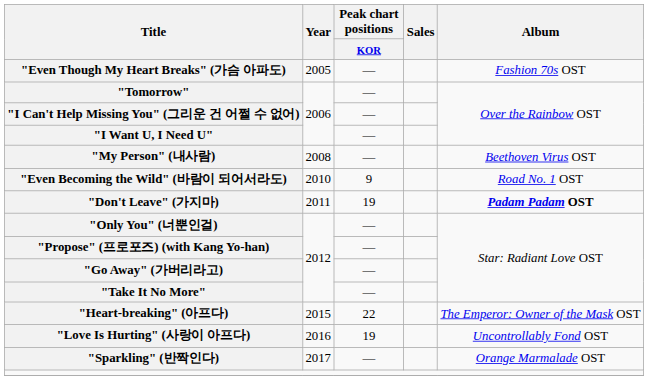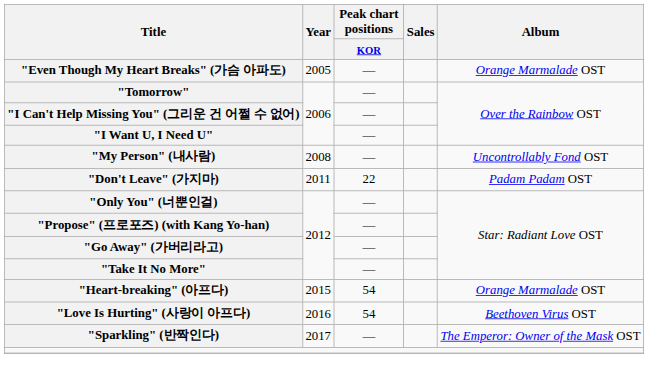(540, 70) Fashion 70s OST -> (540, 70) Orange Marmalade OST
(540, 156) Beethoven Virus OST -> (540, 156) Uncontrollably Fond OST
- row: (153, 179)
(369, 202) 19 -> (369, 179) 22
(540, 202) bold -> (540, 179) normal
(369, 313) 22 -> (369, 290) 54
(540, 313) The Emperor: Owner of the Mask OST -> (540, 290) Orange Marmalade OST
(369, 336) 19 -> (369, 313) 54
(540, 336) Uncontrollably Fond OST -> (540, 313) Beethoven Virus OST
(540, 358) Orange Marmalade OST -> (540, 336) The Emperor: Owner of the Mask OST
